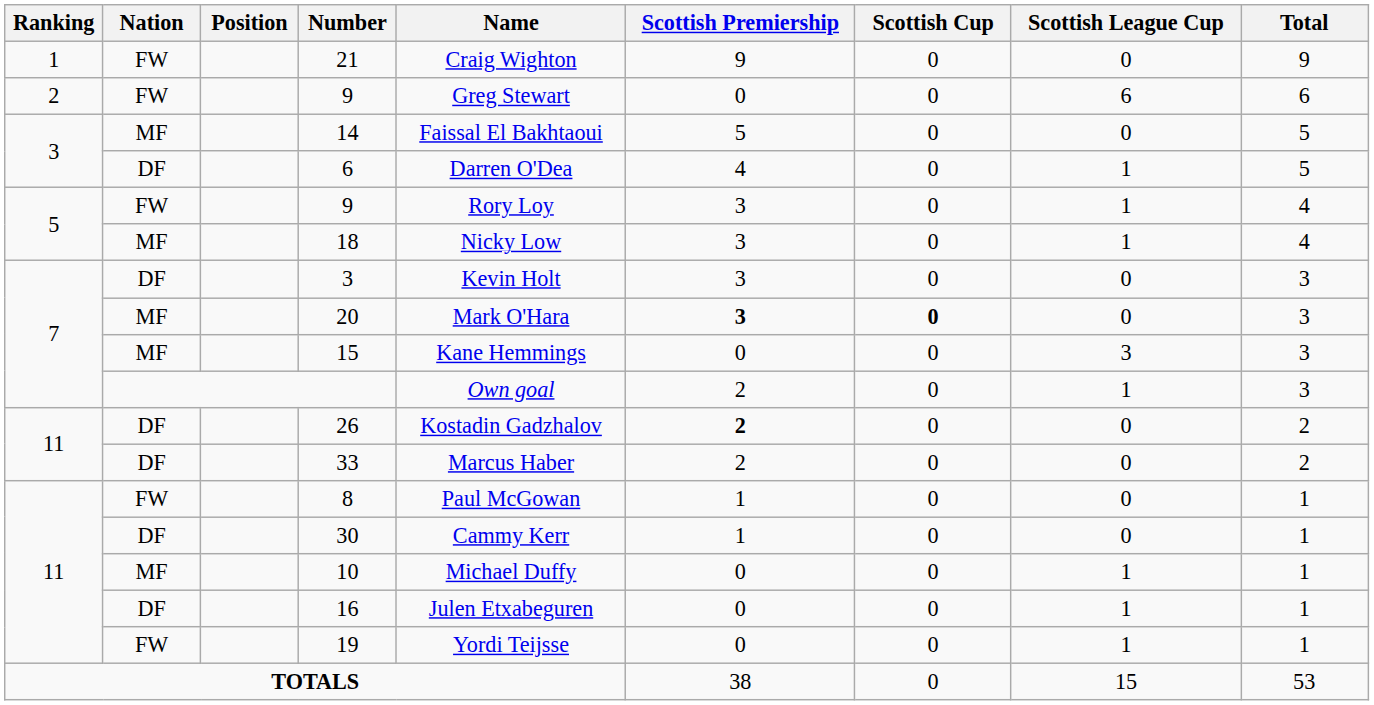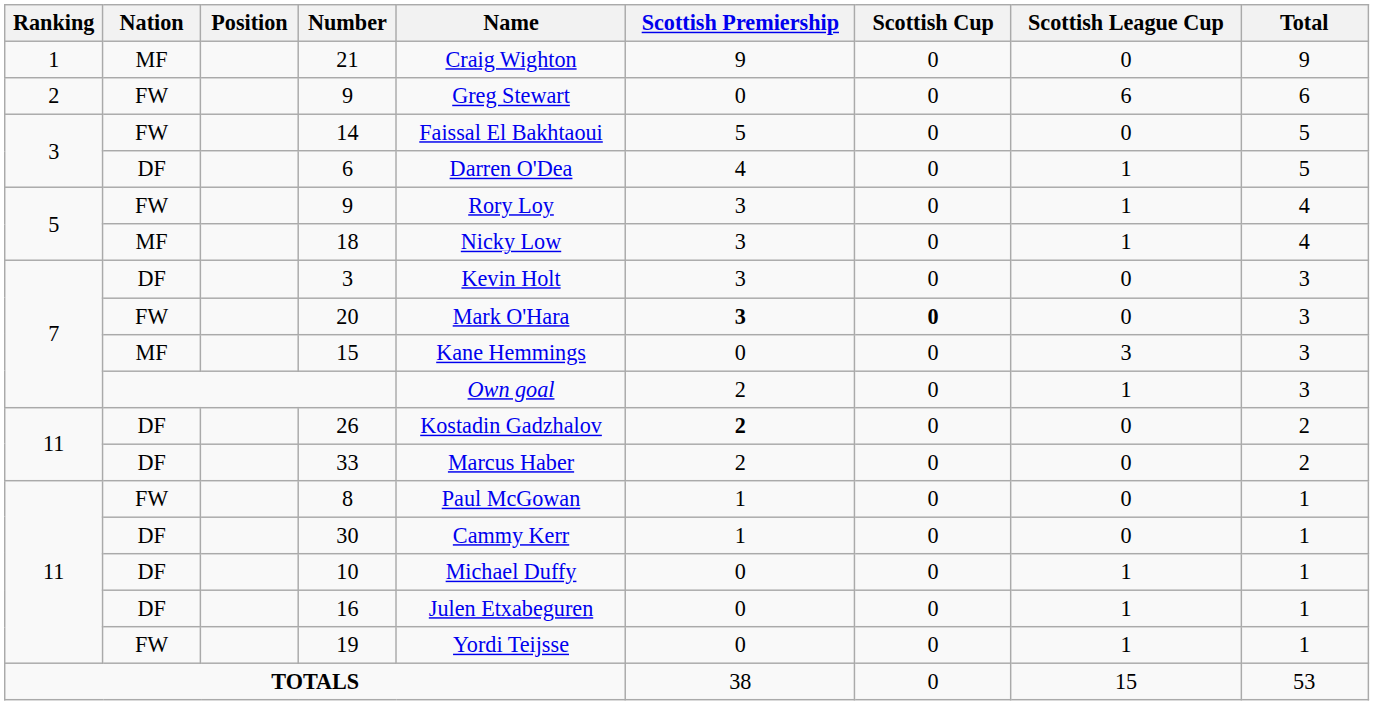(152, 59) FW -> (152, 59) MF
(152, 132) MF -> (152, 132) FW
(152, 315) MF -> (152, 315) FW
(152, 571) MF -> (152, 571) DF
